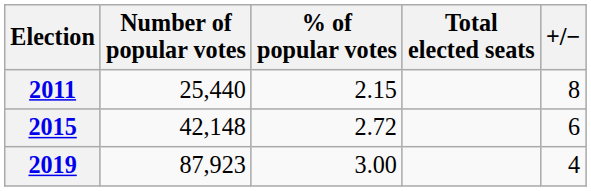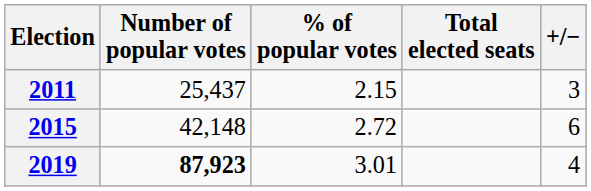(213, 89) 25,440 -> (213, 89) 25,437
(574, 89) 8 -> (574, 89) 3
(213, 165) normal -> (213, 165) bold
(376, 165) 3.00 -> (376, 165) 3.01
